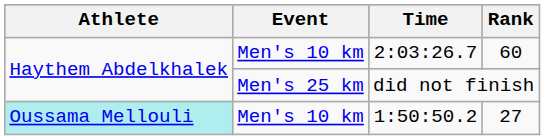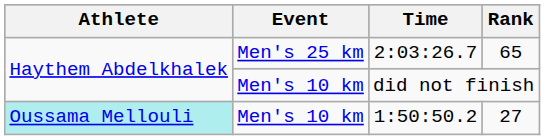(301, 53) Men's 10 km -> (301, 53) Men's 25 km
(511, 53) 60 -> (511, 53) 65
(301, 85) Men's 25 km -> (301, 85) Men's 10 km
